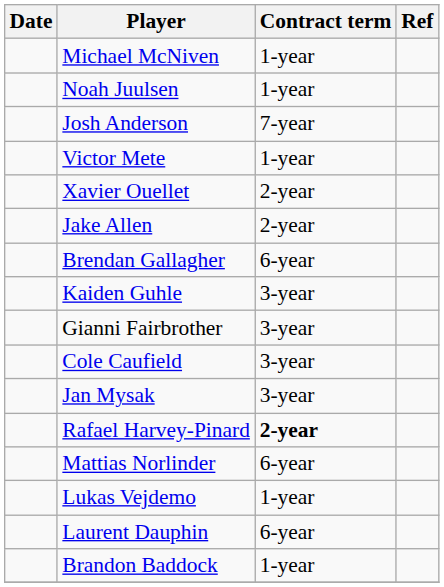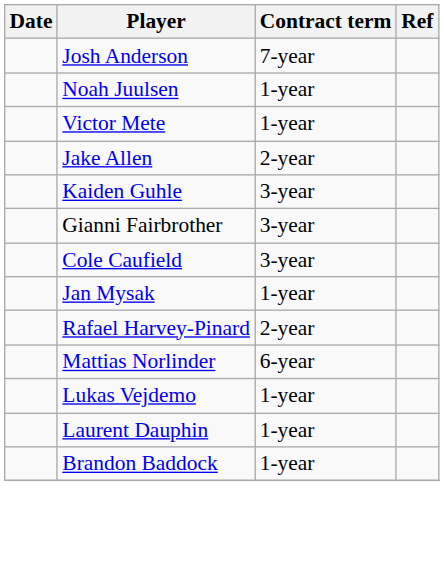- row: (141, 55)
rows swapped: (120, 89) <-> (125, 123)
- row: (126, 191)
- row: (144, 259)
(287, 395) 3-year -> (287, 293) 1-year
(289, 429) bold -> (287, 327) normal
(287, 531) 6-year -> (287, 429) 1-year
